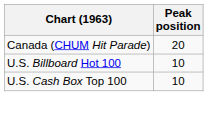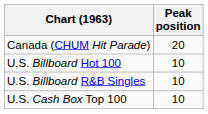+ row: (76, 81)
